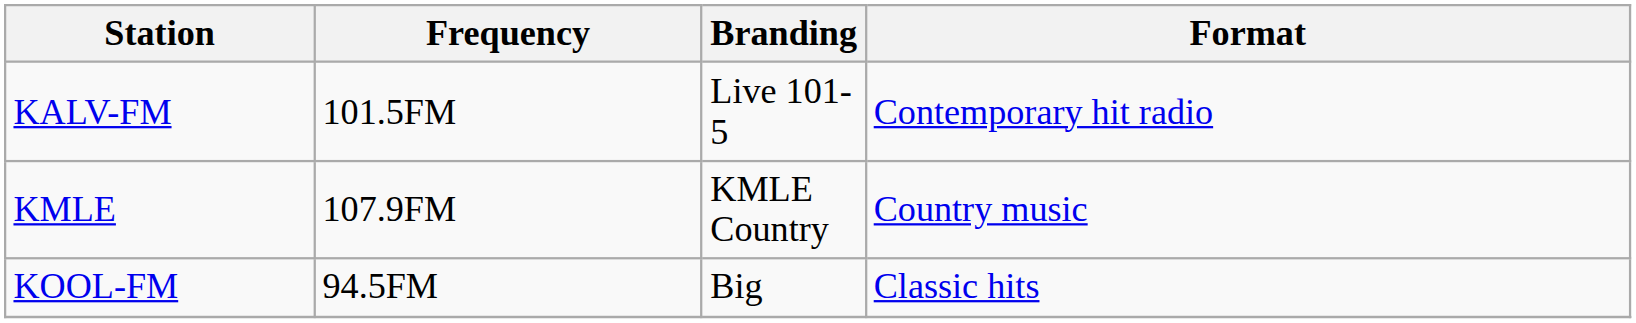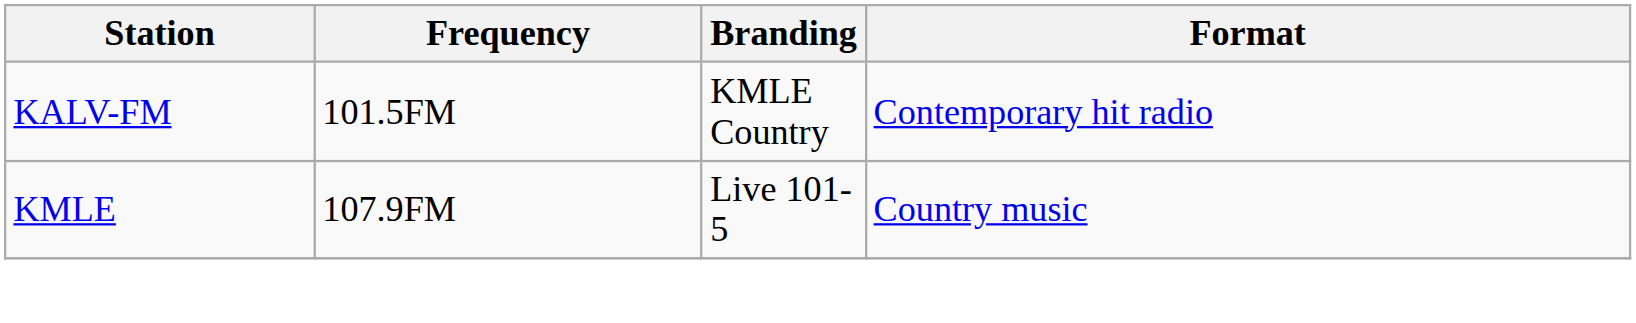(781, 110) Live 101-5 -> (769, 110) KMLE Country
(770, 208) KMLE Country -> (781, 208) Live 101-5
- row: (96, 286)
